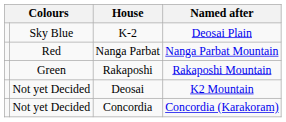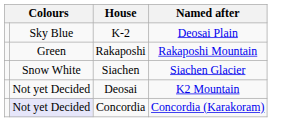- row: (128, 51)
+ row: (121, 70)
(51, 107) no background -> (51, 107) lavender background
